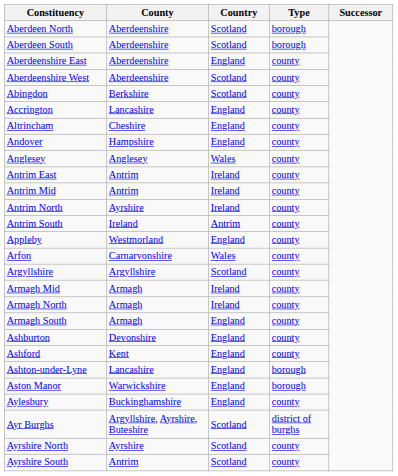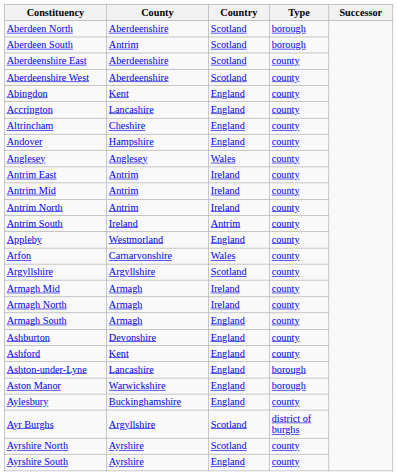(139, 45) Aberdeenshire -> (124, 45) Antrim
(228, 61) England -> (229, 61) Scotland
(129, 93) Berkshire -> (119, 93) Kent
(229, 93) Scotland -> (228, 93) England
(126, 207) Ayrshire -> (124, 207) Antrim
(153, 424) Argyllshire, Ayrshire, Buteshire -> (132, 424) Argyllshire
(124, 462) Antrim -> (126, 462) Ayrshire
(229, 462) Scotland -> (228, 462) England
